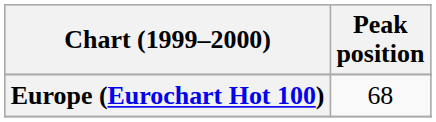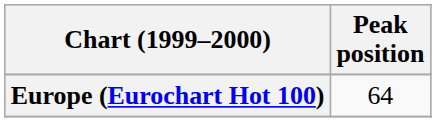(380, 95) 68 -> (380, 95) 64
